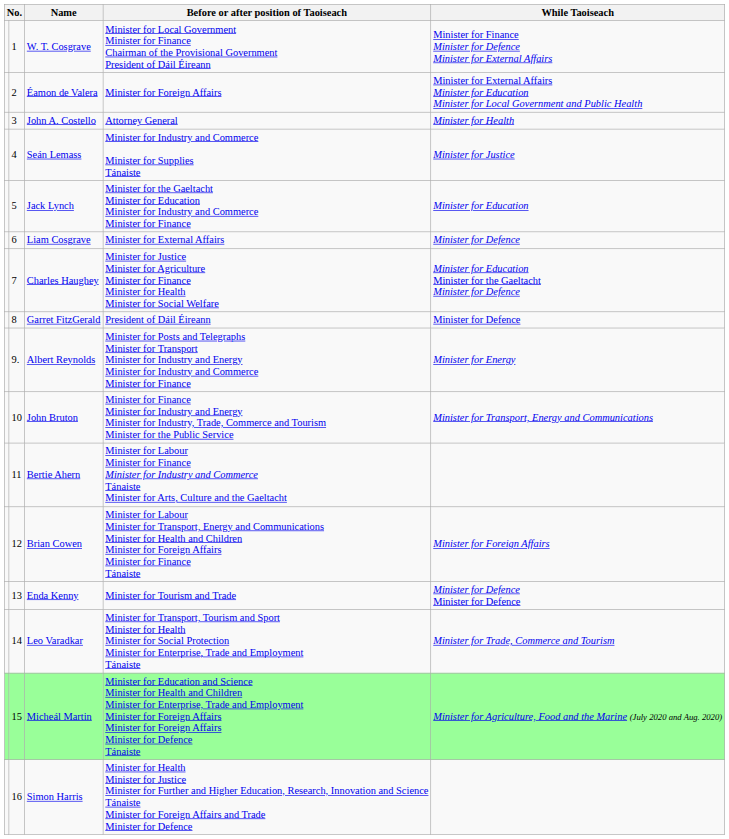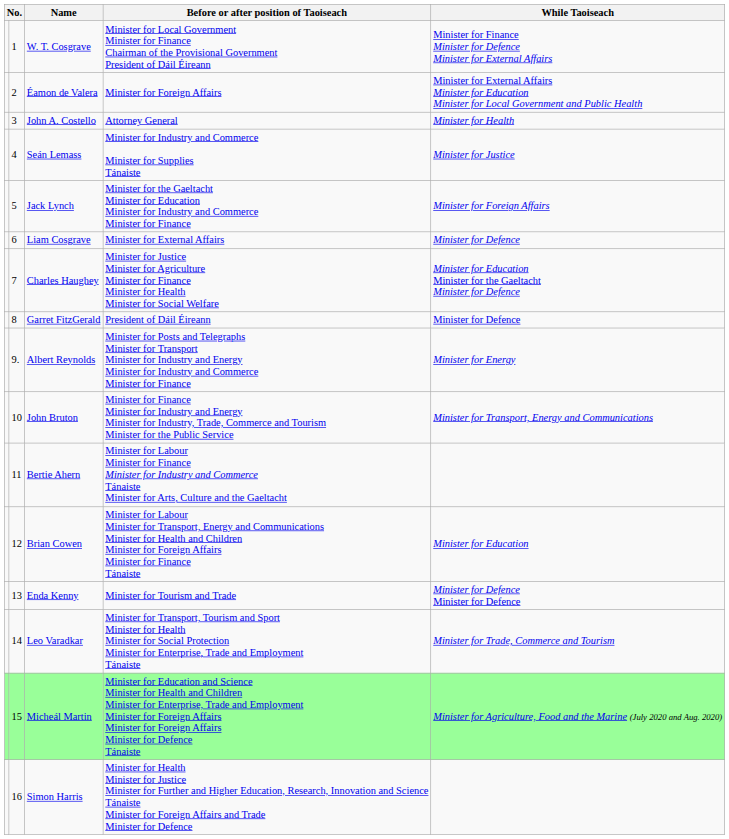(481, 206) Minister for Education -> (491, 206) Minister for Foreign Affairs
(491, 544) Minister for Foreign Affairs -> (481, 544) Minister for Education
